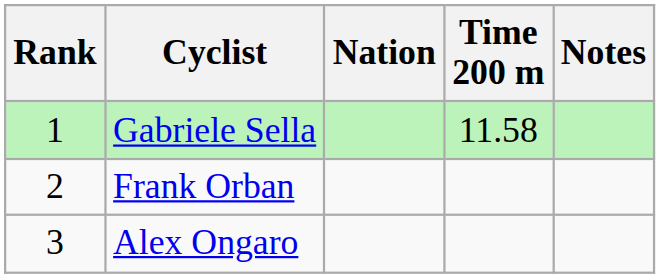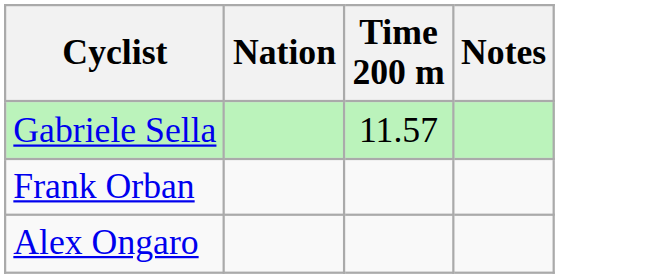- column: (55, 52)
(498, 129) 11.58 -> (399, 129) 11.57
